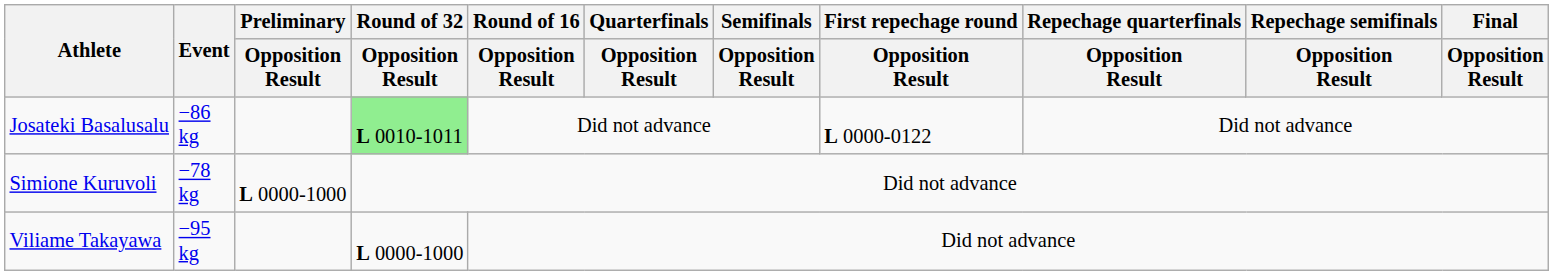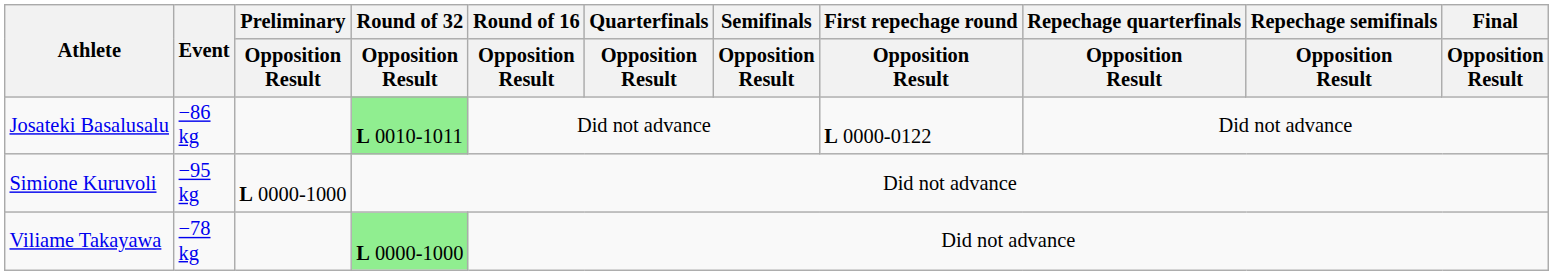(195, 183) −78 kg -> (195, 183) −95 kg
(195, 241) −95 kg -> (195, 241) −78 kg
(410, 253) no background -> (410, 253) lightgreen background
